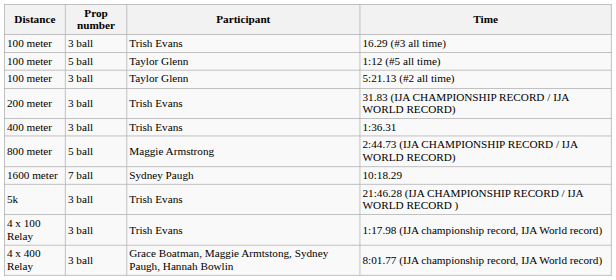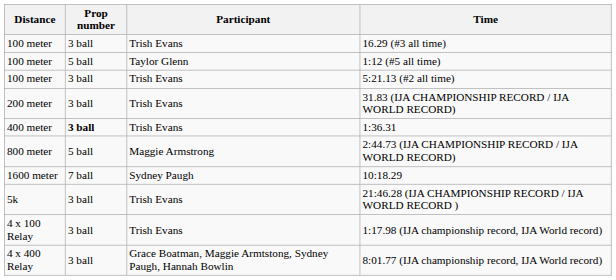(159, 79) Taylor Glenn -> (156, 79) Trish Evans
(81, 127) normal -> (81, 127) bold
